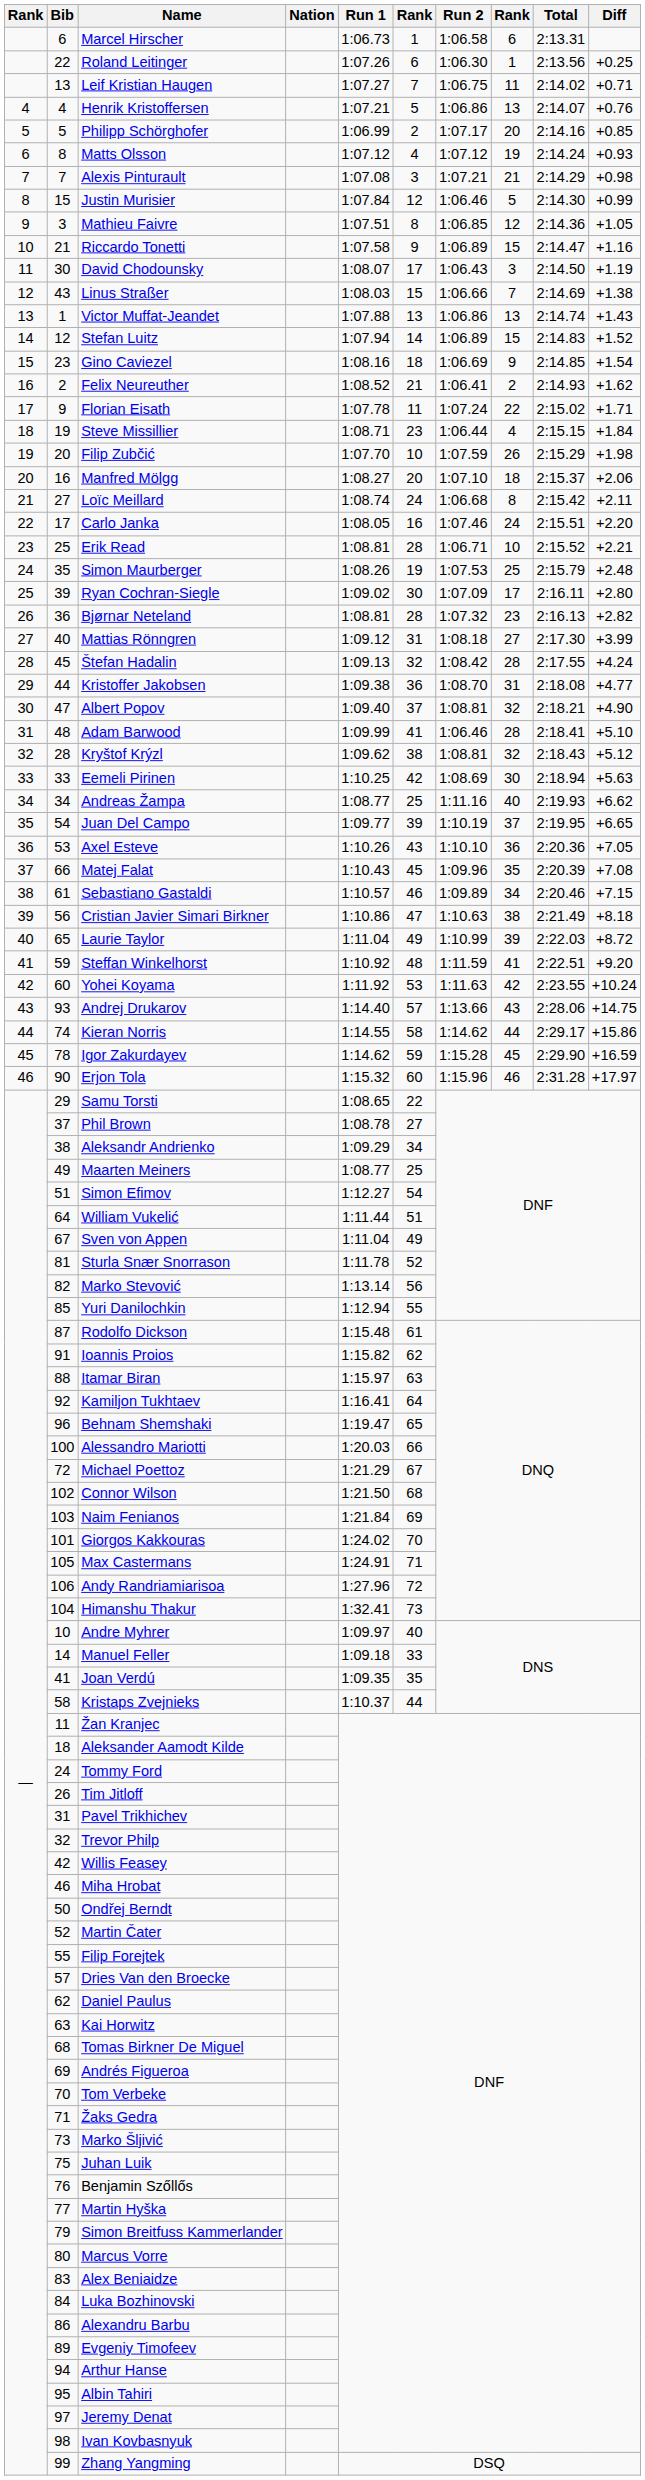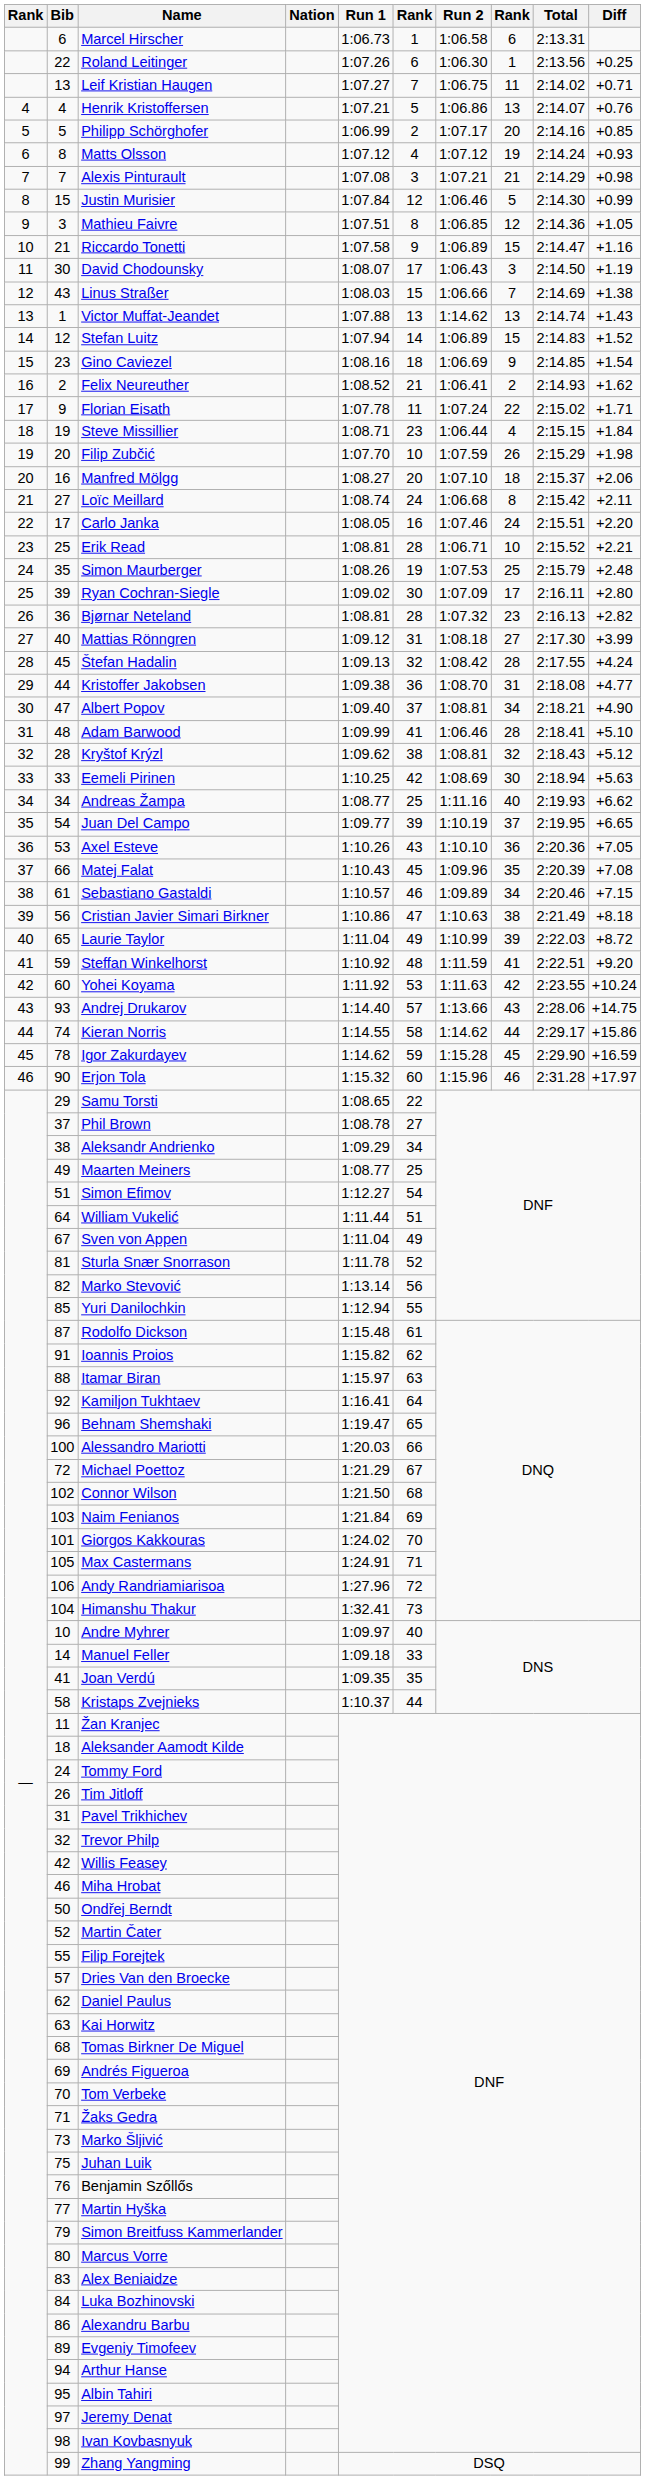(463, 316) 1:06.86 -> (463, 316) 1:14.62
(512, 708) 32 -> (512, 708) 34
